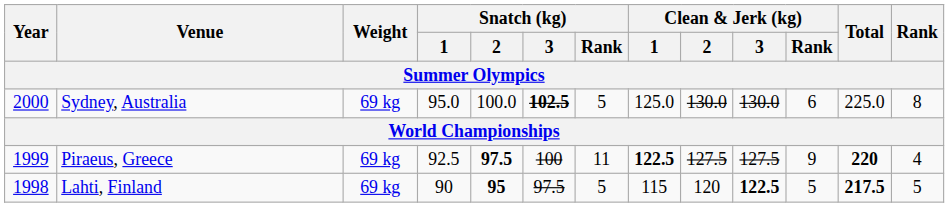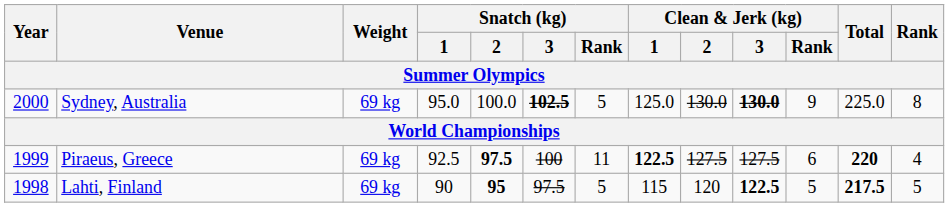(759, 103) normal -> (759, 103) bold
(812, 103) 6 -> (812, 103) 9
(812, 159) 9 -> (812, 159) 6
